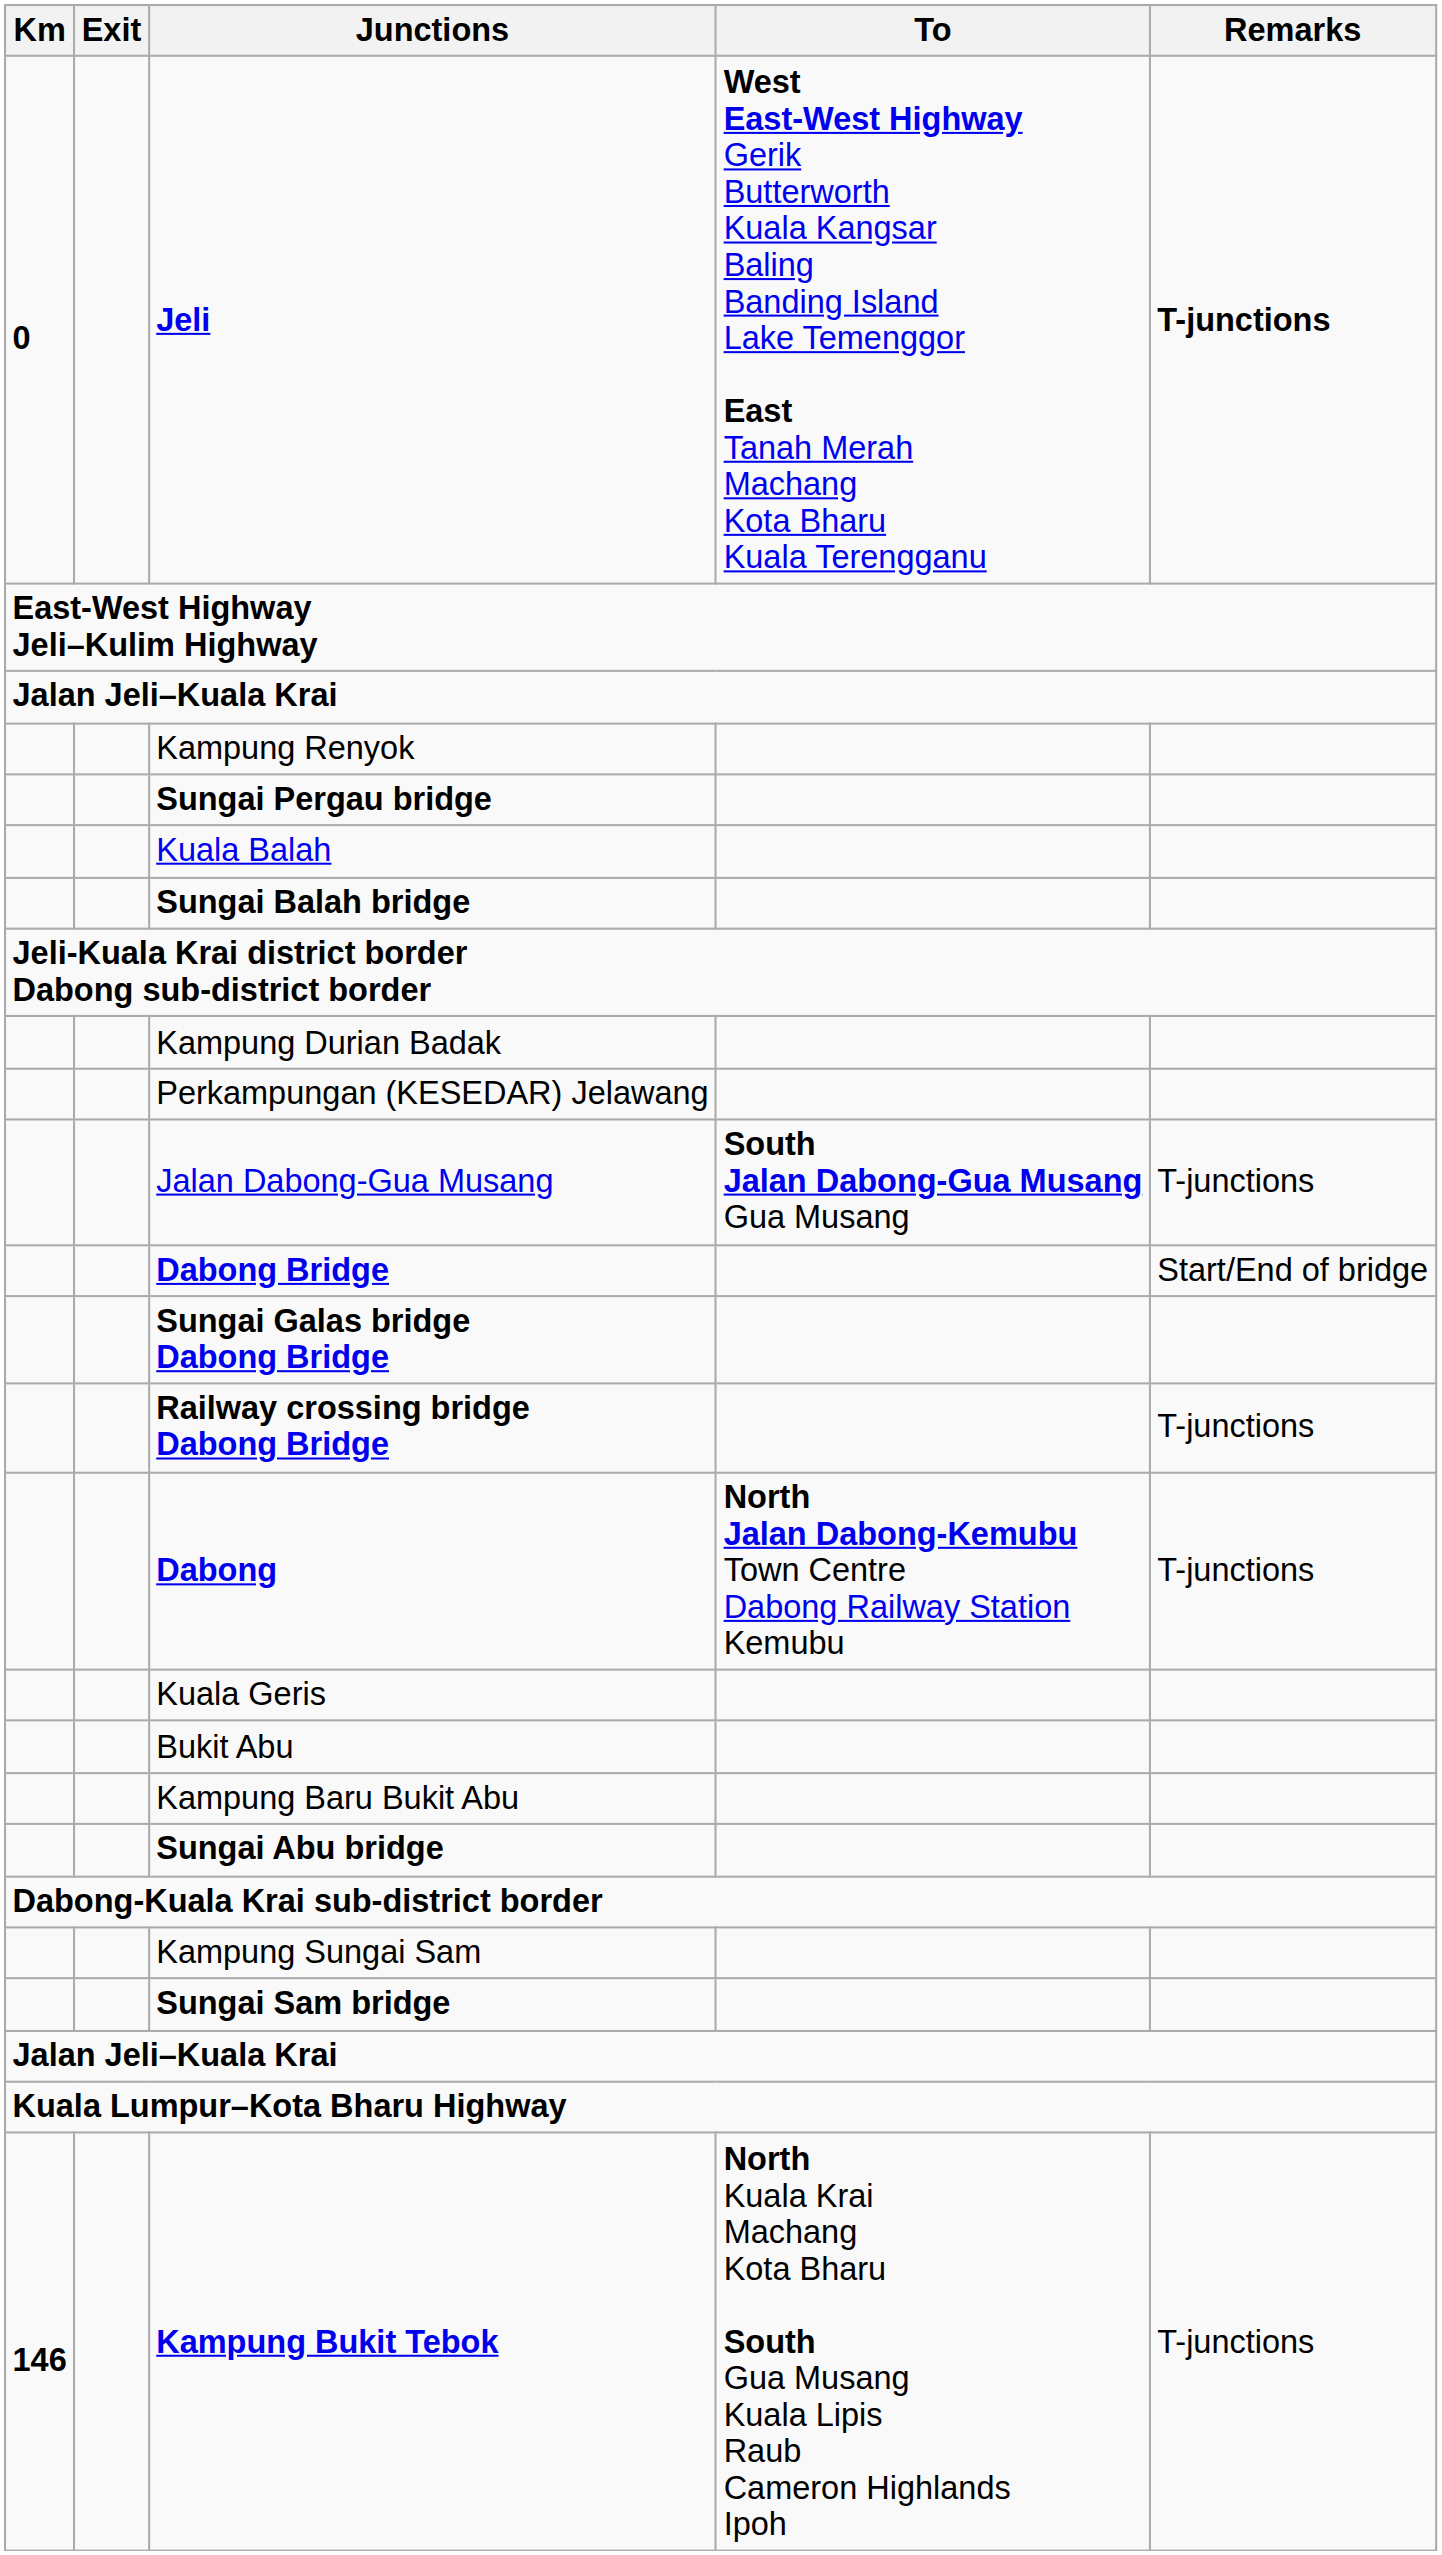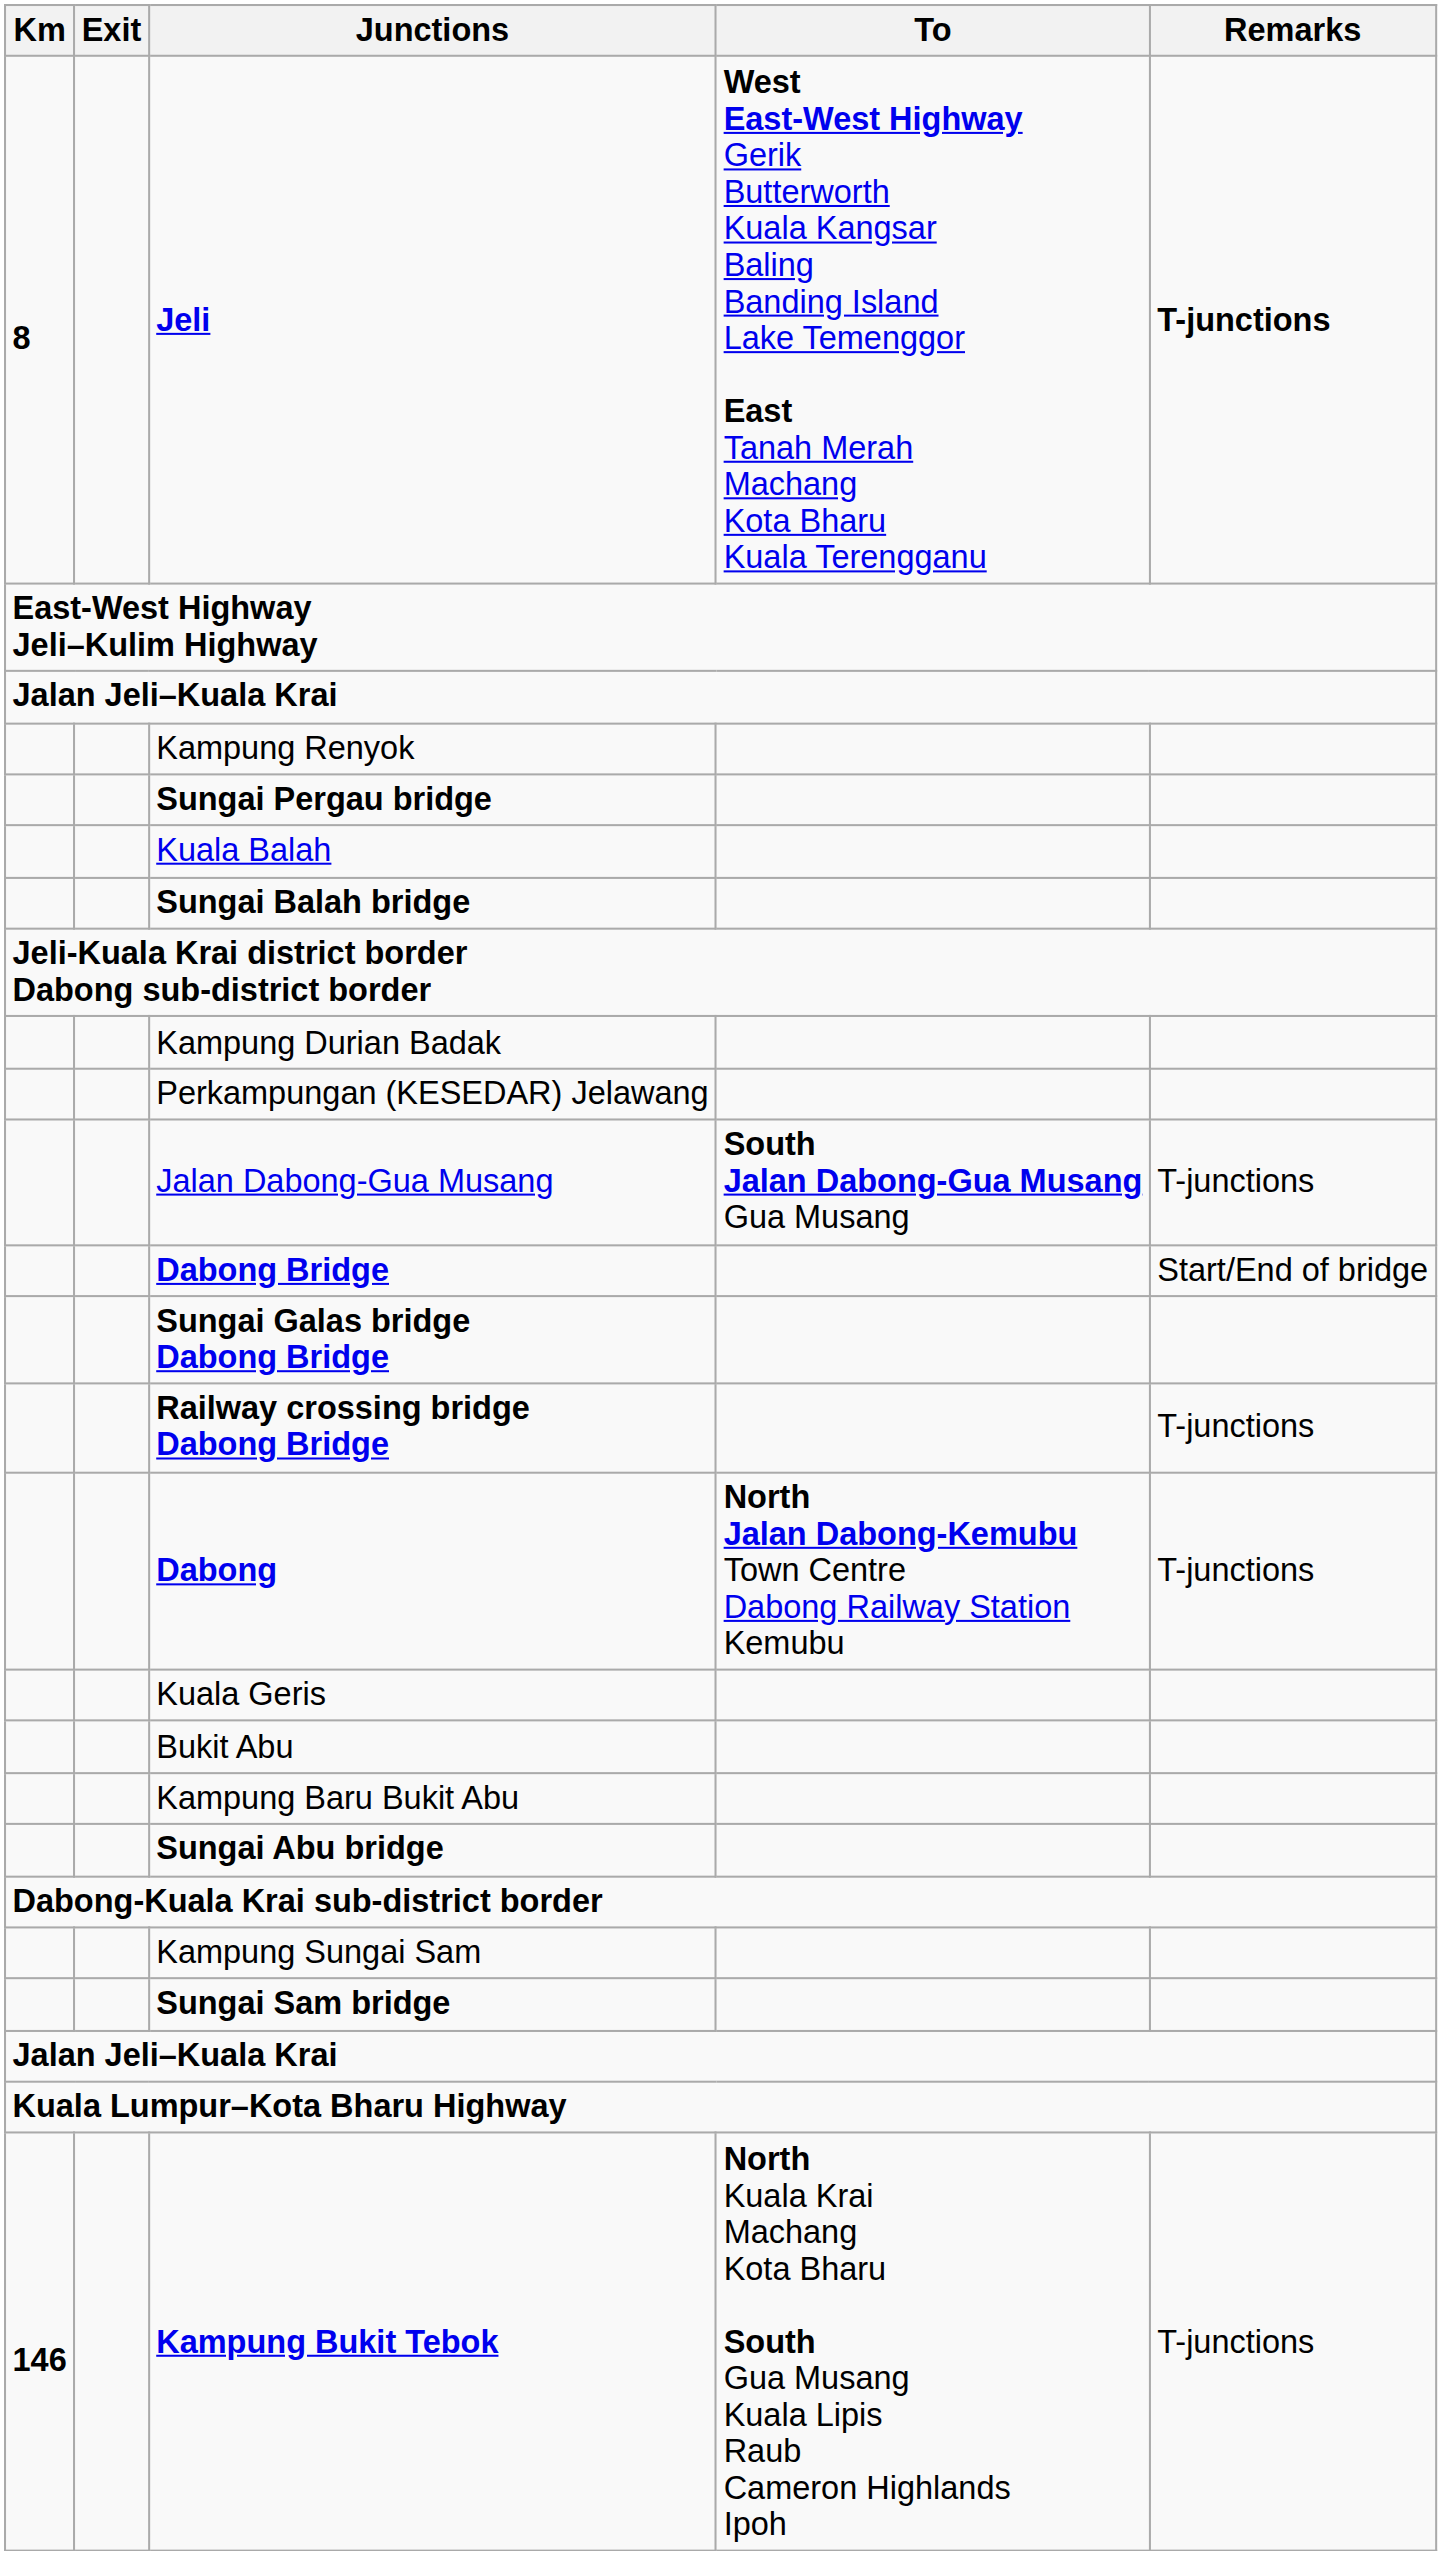(22, 337) 0 -> (22, 337) 8
